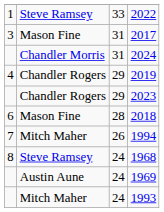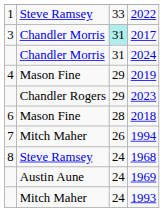(50, 34) Mason Fine -> (62, 34) Chandler Morris
(118, 34) no background -> (118, 34) paleturquoise background
(63, 75) Chandler Rogers -> (50, 75) Mason Fine
